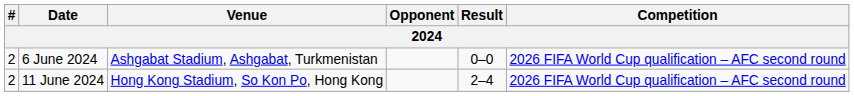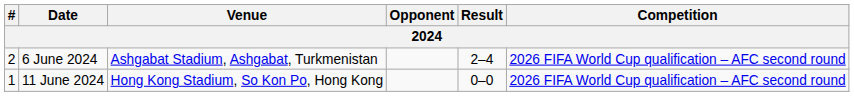(482, 58) 0–0 -> (482, 58) 2–4
(12, 80) 2 -> (12, 80) 1
(482, 80) 2–4 -> (482, 80) 0–0
